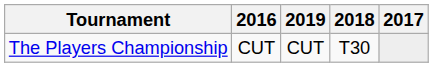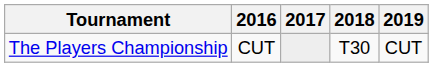columns swapped: (403, 19) <-> (305, 19)
